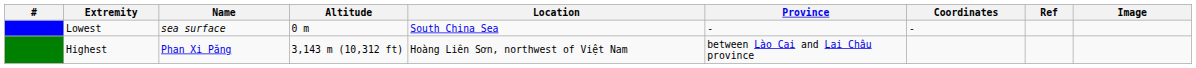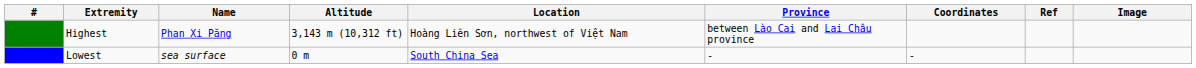rows swapped: (87, 50) <-> (84, 28)
